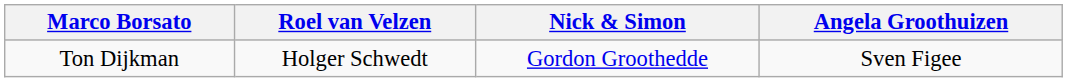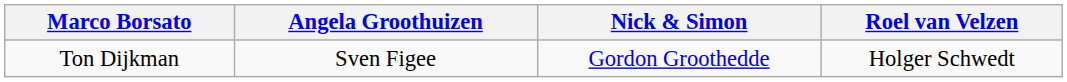columns swapped: (911, 22) <-> (355, 22)
